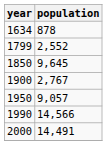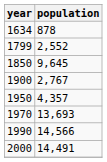(53, 98) 9,057 -> (53, 98) 4,357
+ row: (19, 115)
